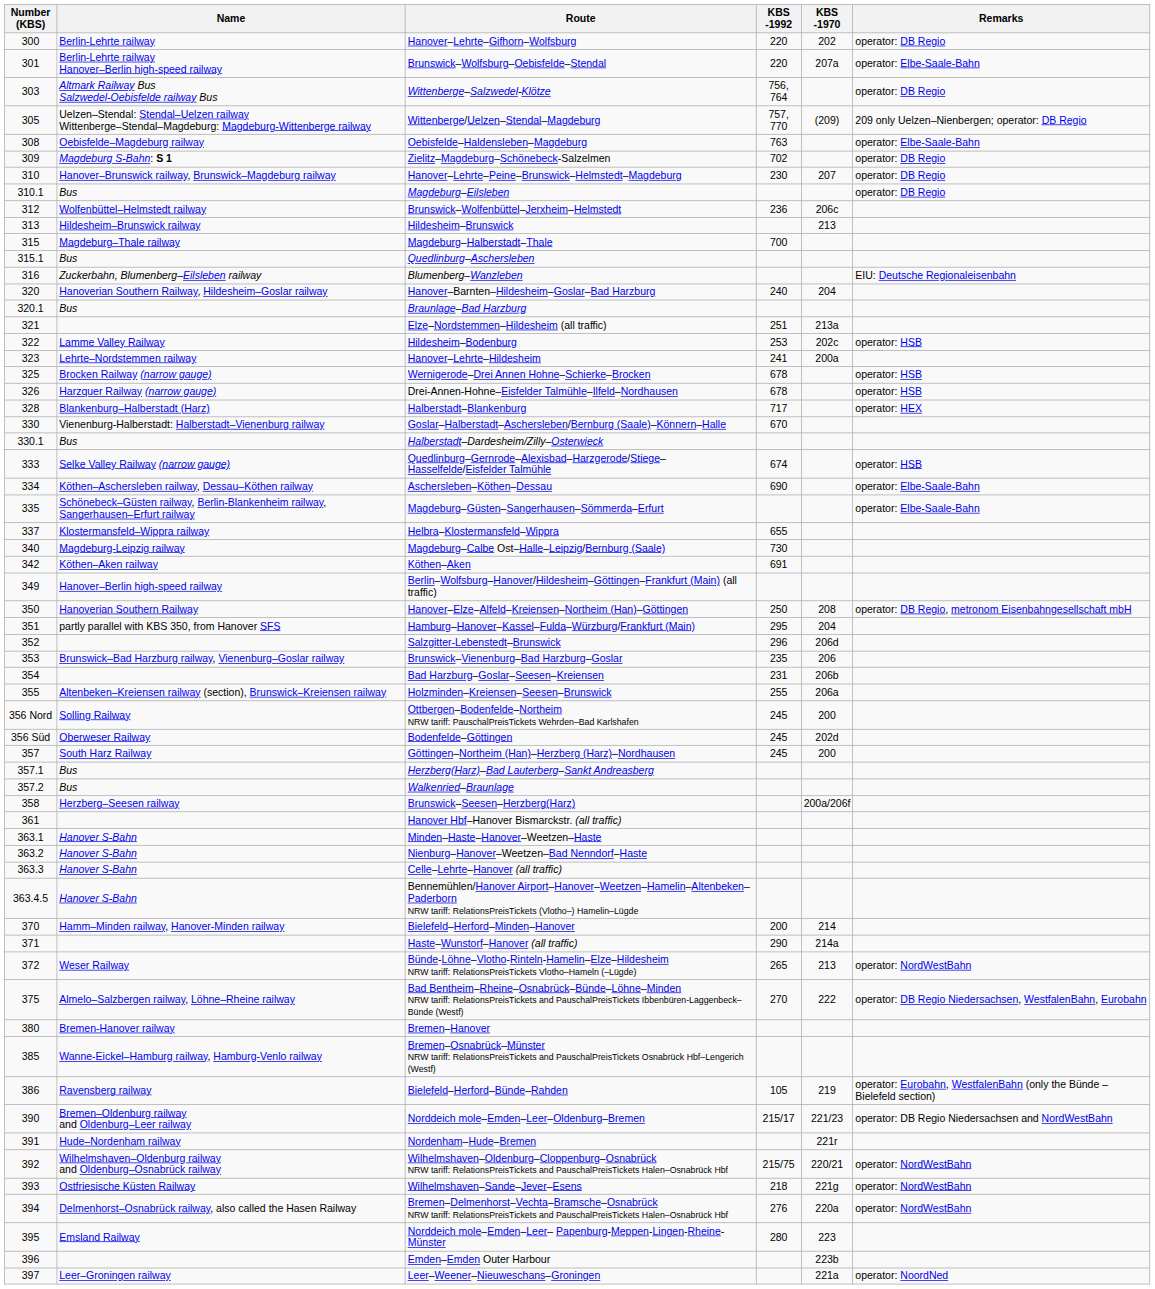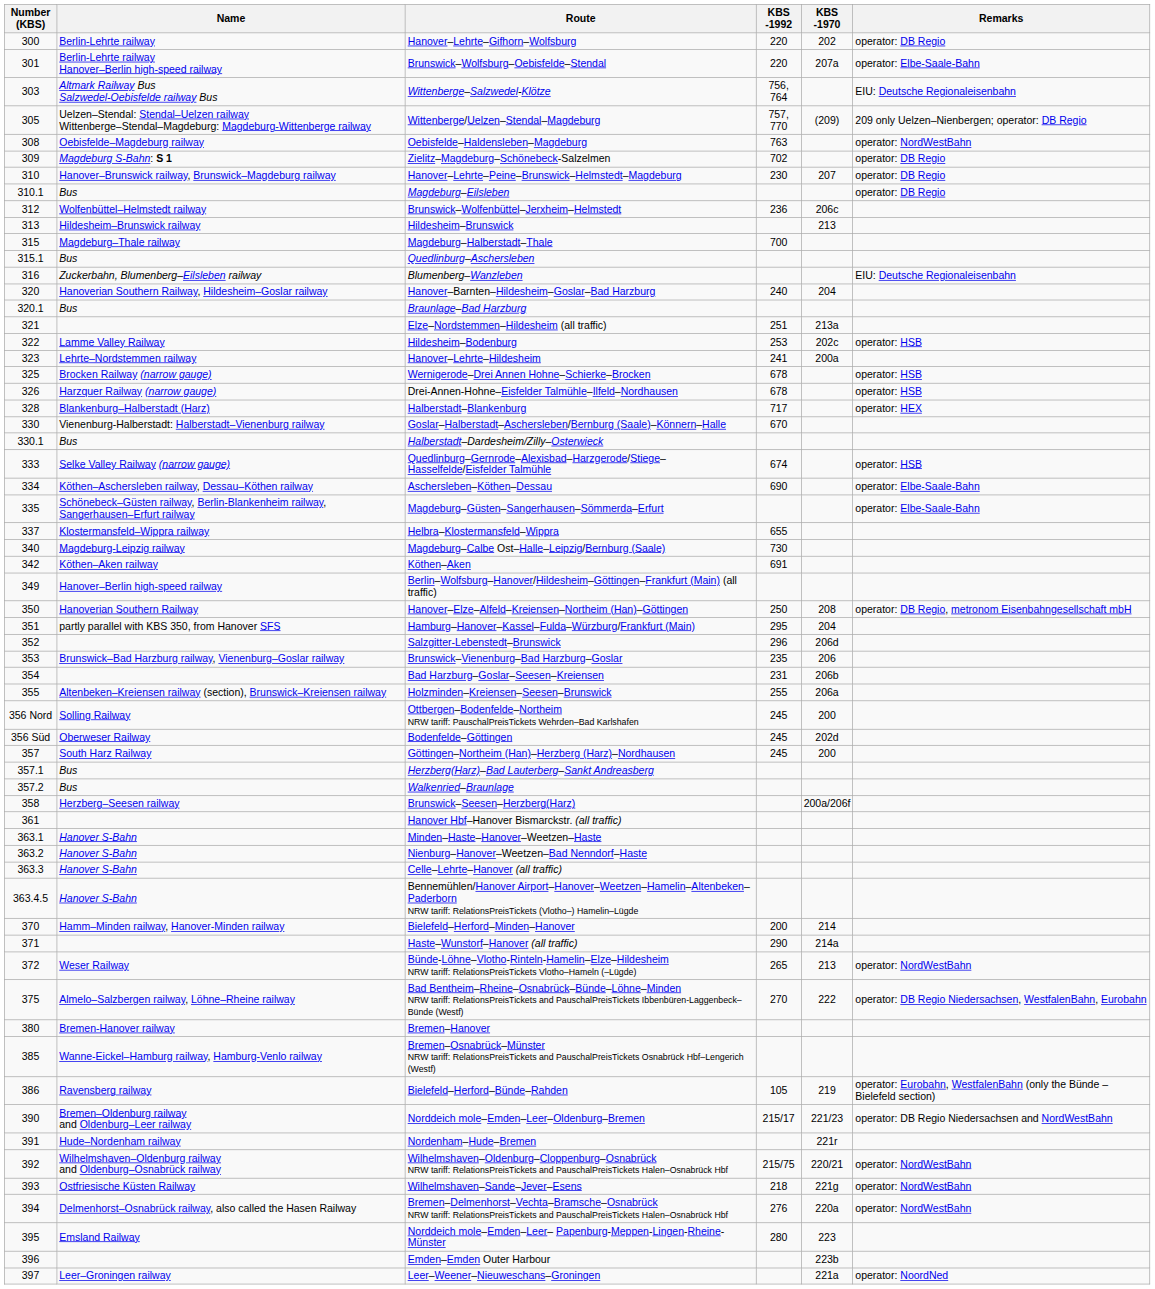(900, 92) operator: DB Regio -> (936, 92) EIU: Deutsche Regionaleisenbahn
(918, 143) operator: Elbe-Saale-Bahn -> (913, 143) operator: NordWestBahn
